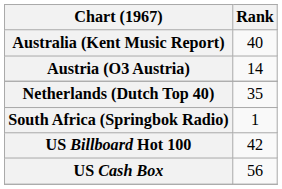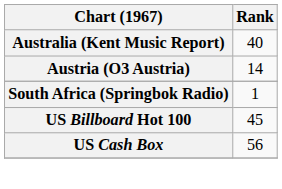- row: (118, 94)
(255, 145) 42 -> (255, 119) 45
